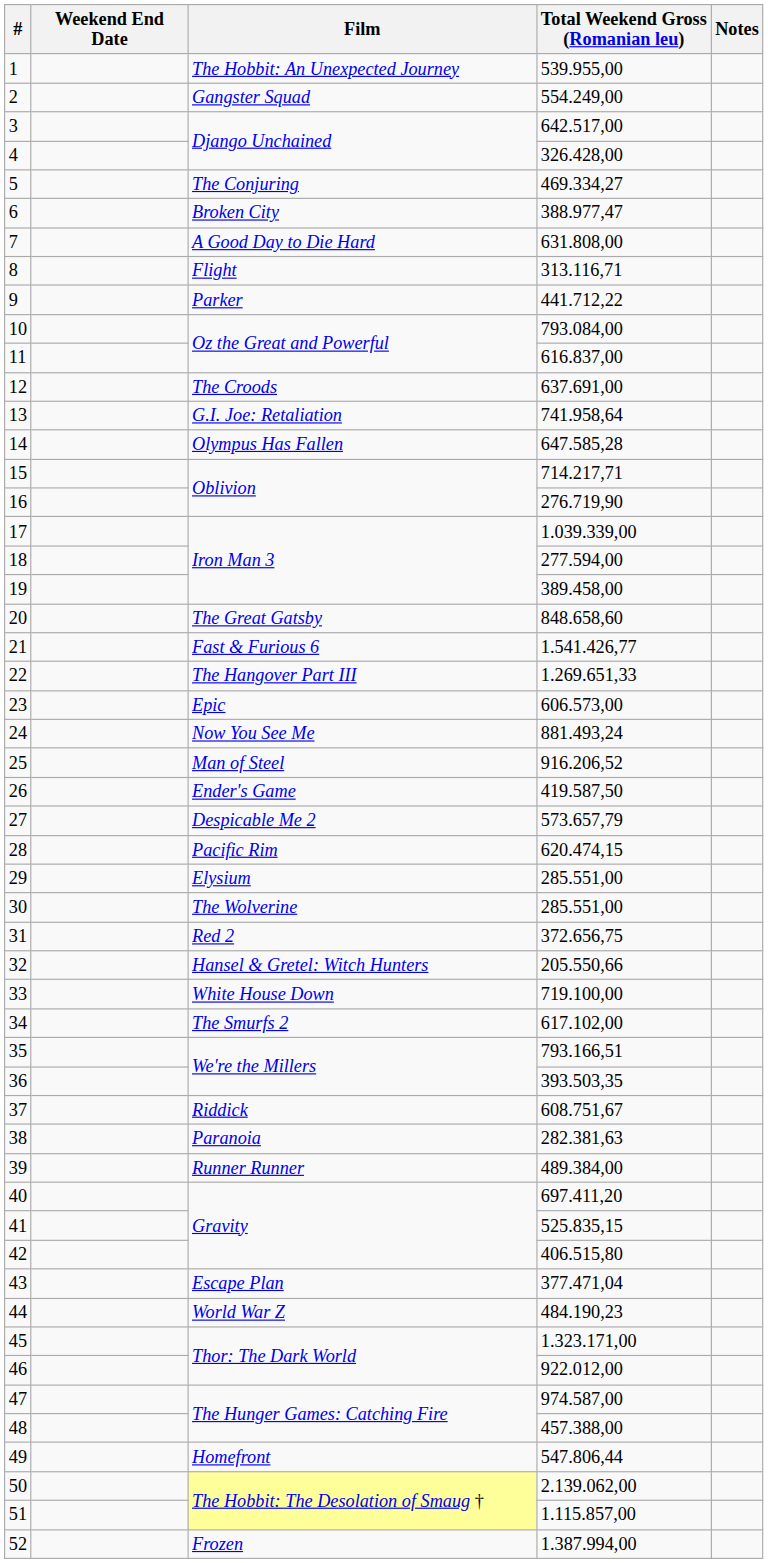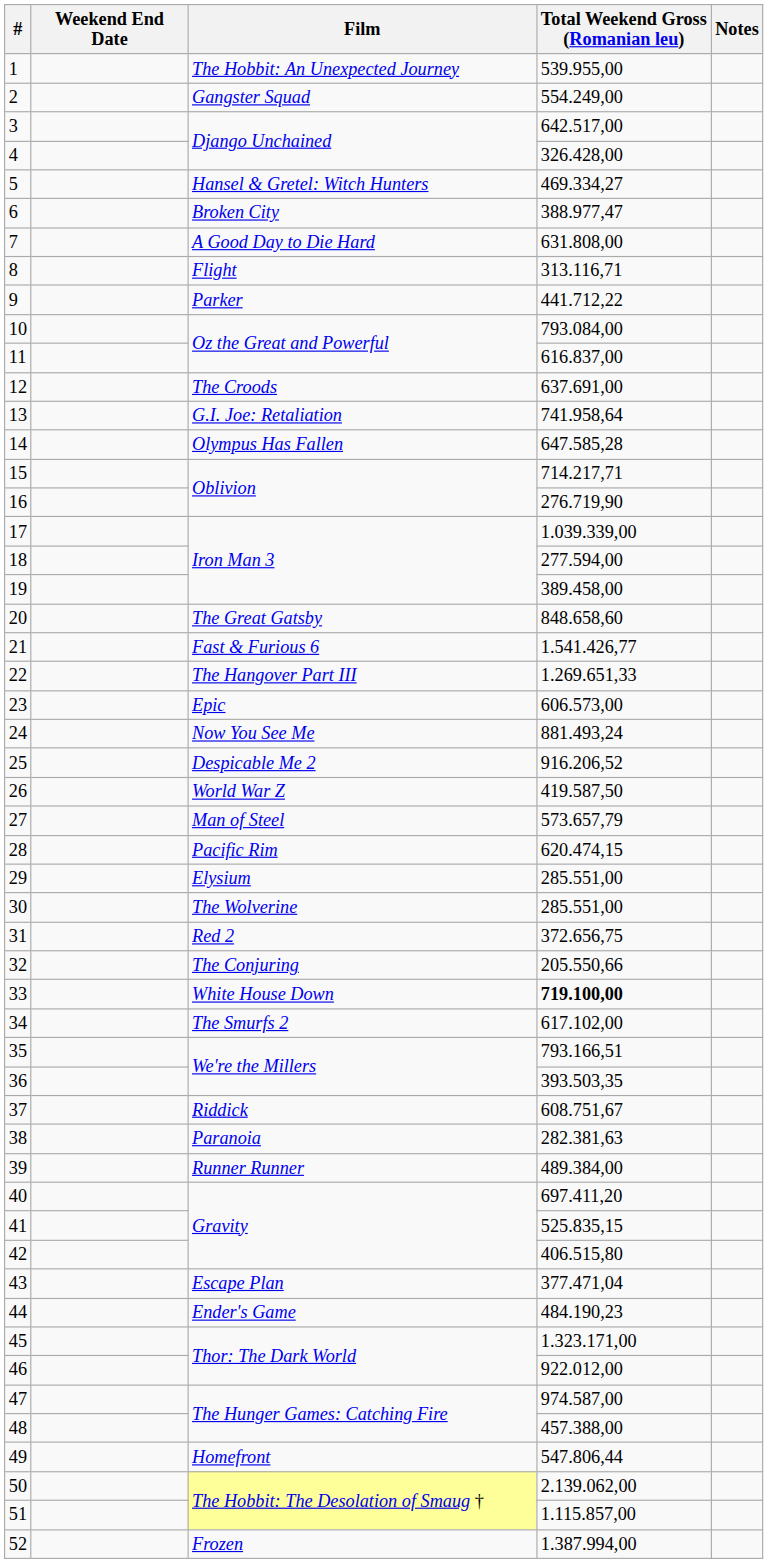(245, 184) The Conjuring -> (310, 184) Hansel & Gretel: Witch Hunters
(238, 762) Man of Steel -> (254, 762) Despicable Me 2
(244, 791) Ender's Game -> (238, 791) World War Z
(254, 820) Despicable Me 2 -> (238, 820) Man of Steel
(310, 965) Hansel & Gretel: Witch Hunters -> (245, 965) The Conjuring
(582, 994) normal -> (582, 994) bold
(238, 1312) World War Z -> (244, 1312) Ender's Game
